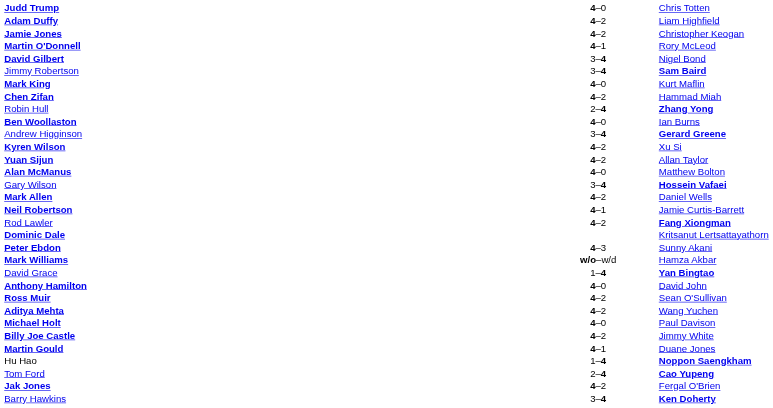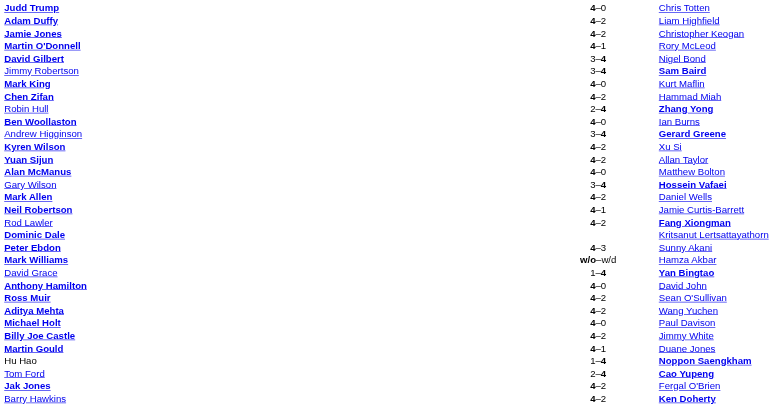(598, 399) 3–4 -> (598, 399) 4–2
